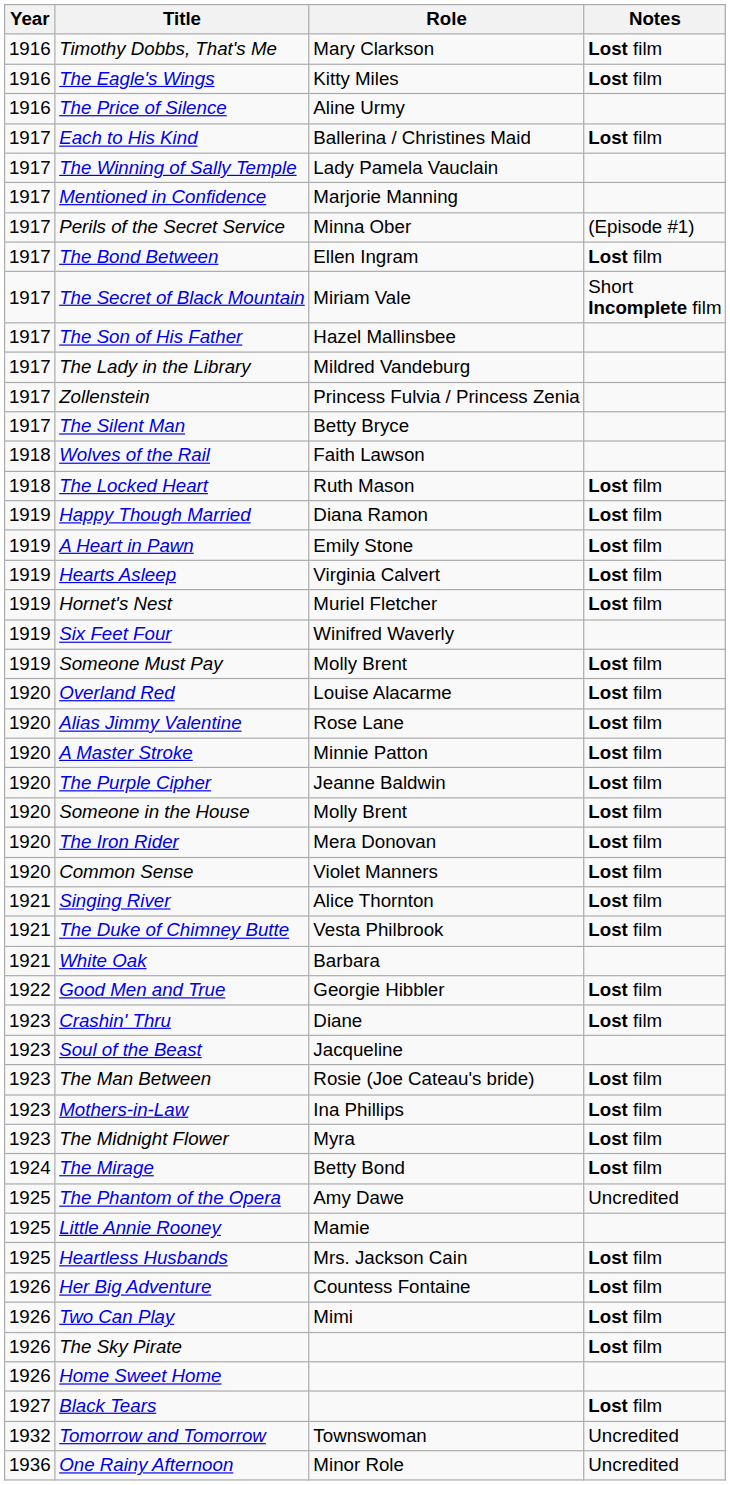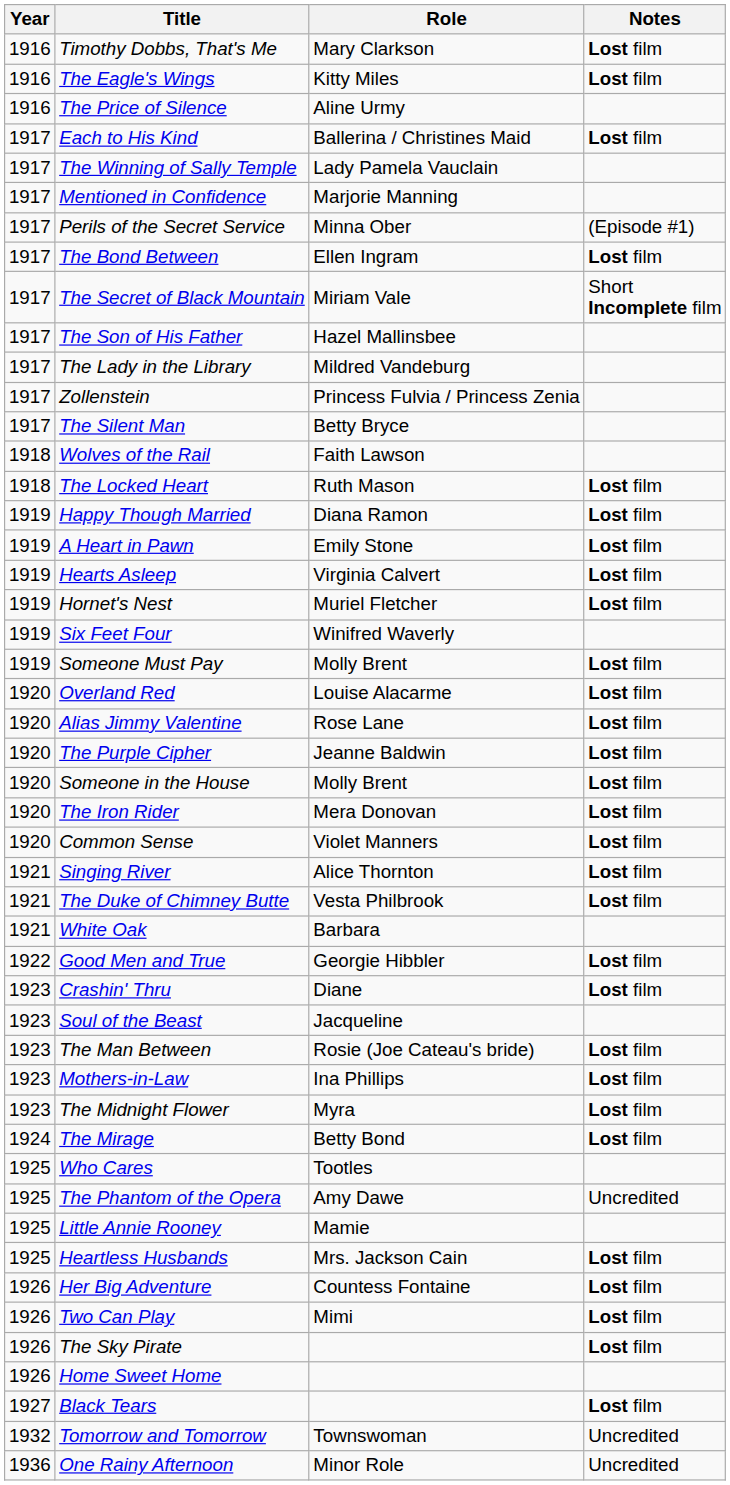- row: (126, 752)
+ row: (106, 1168)
